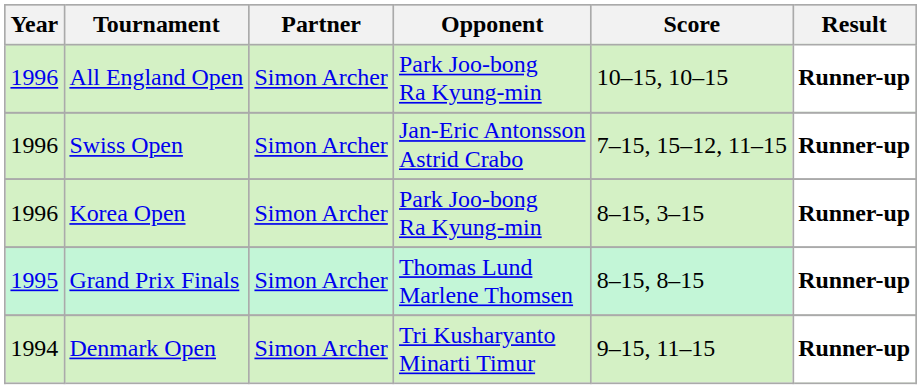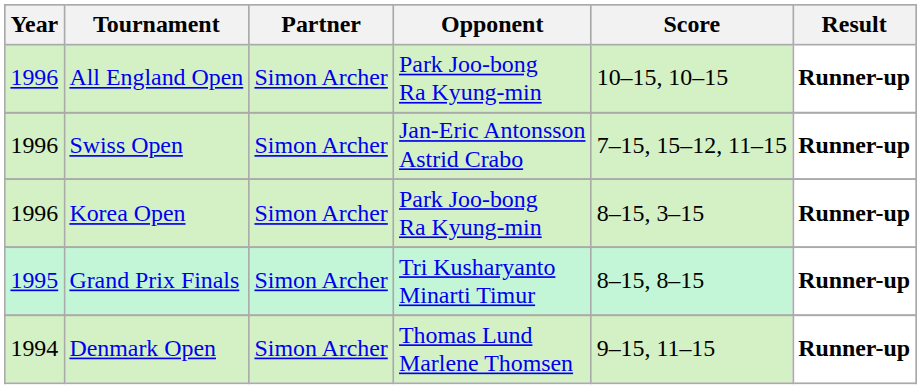(486, 281) Thomas Lund Marlene Thomsen -> (477, 281) Tri Kusharyanto Minarti Timur
(477, 348) Tri Kusharyanto Minarti Timur -> (486, 348) Thomas Lund Marlene Thomsen
